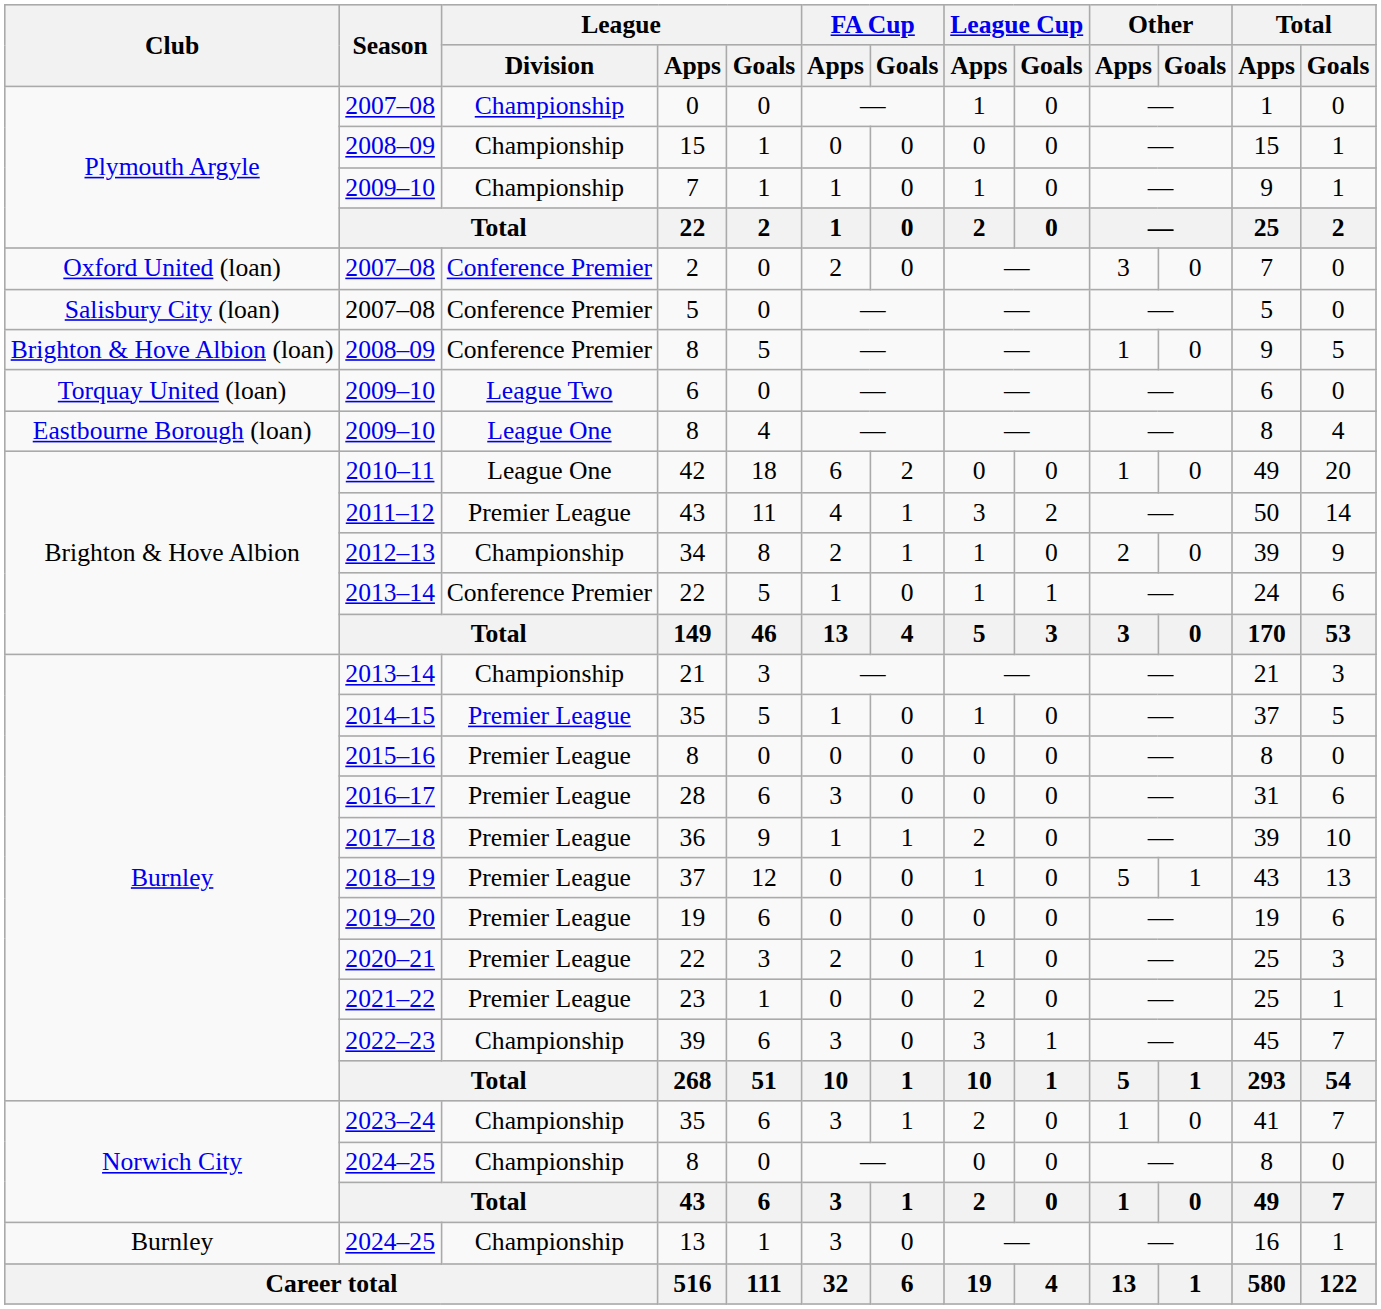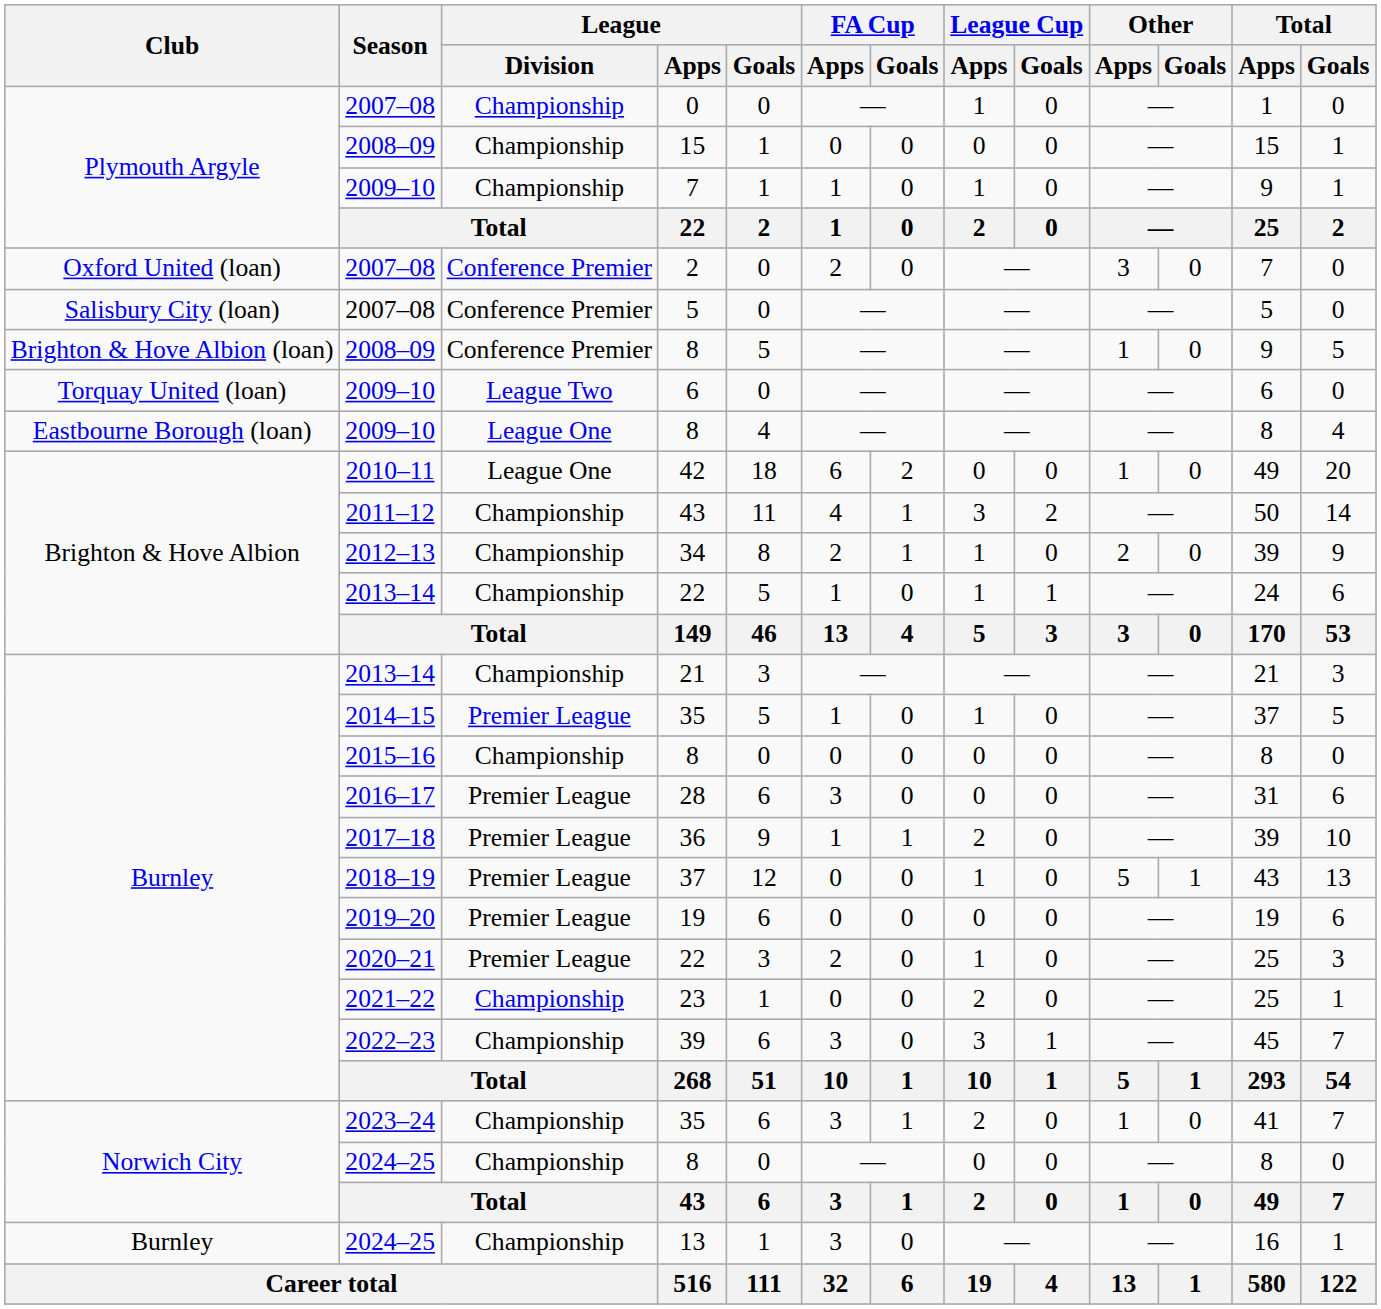(549, 512) Premier League -> (549, 512) Championship
(549, 593) Conference Premier -> (549, 593) Championship
(549, 755) Premier League -> (549, 755) Championship
(549, 999) Premier League -> (549, 999) Championship
